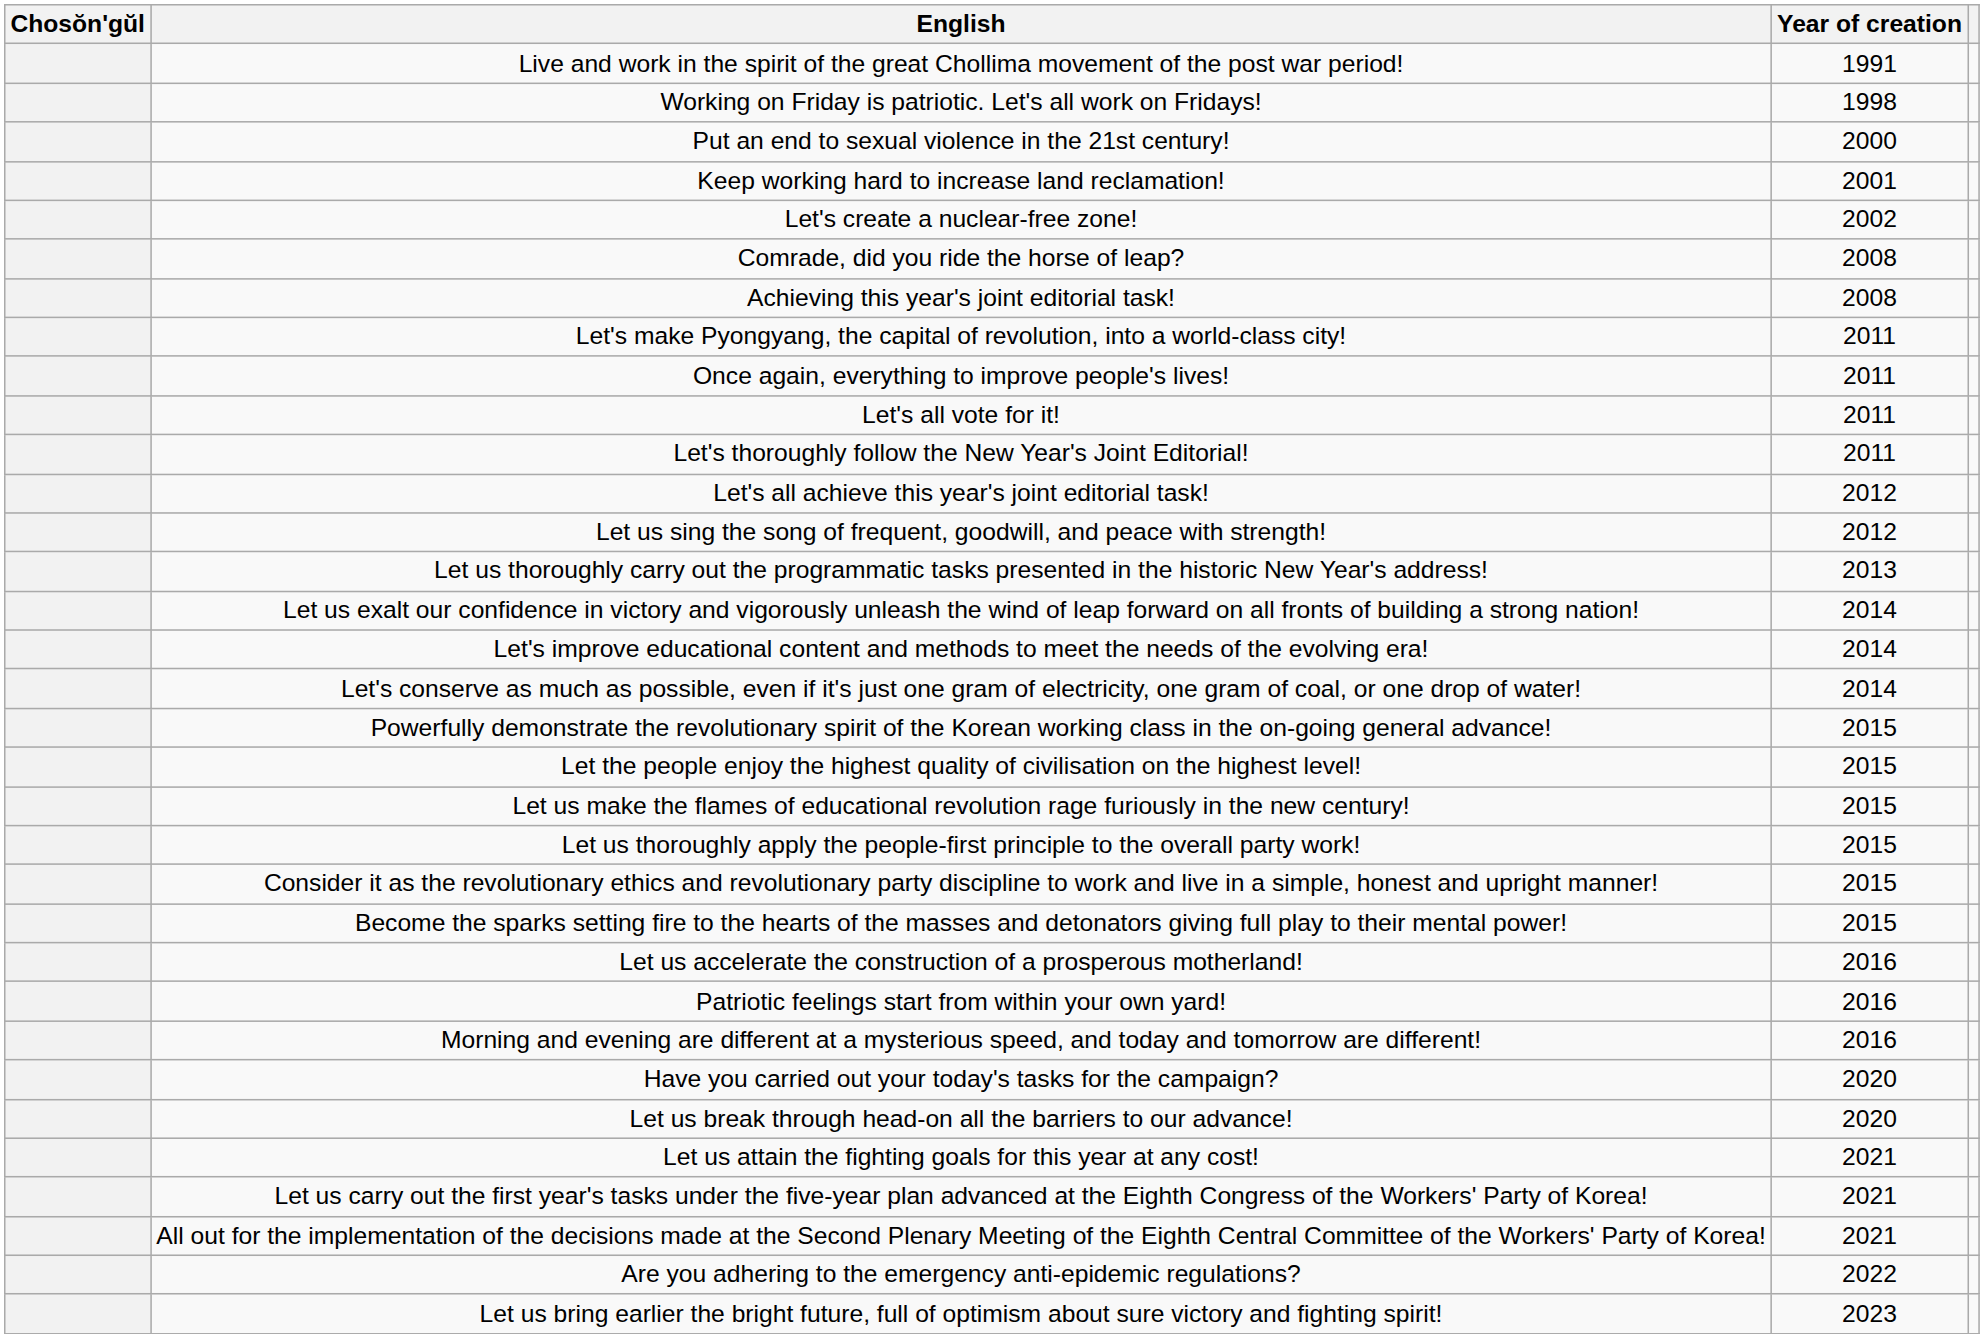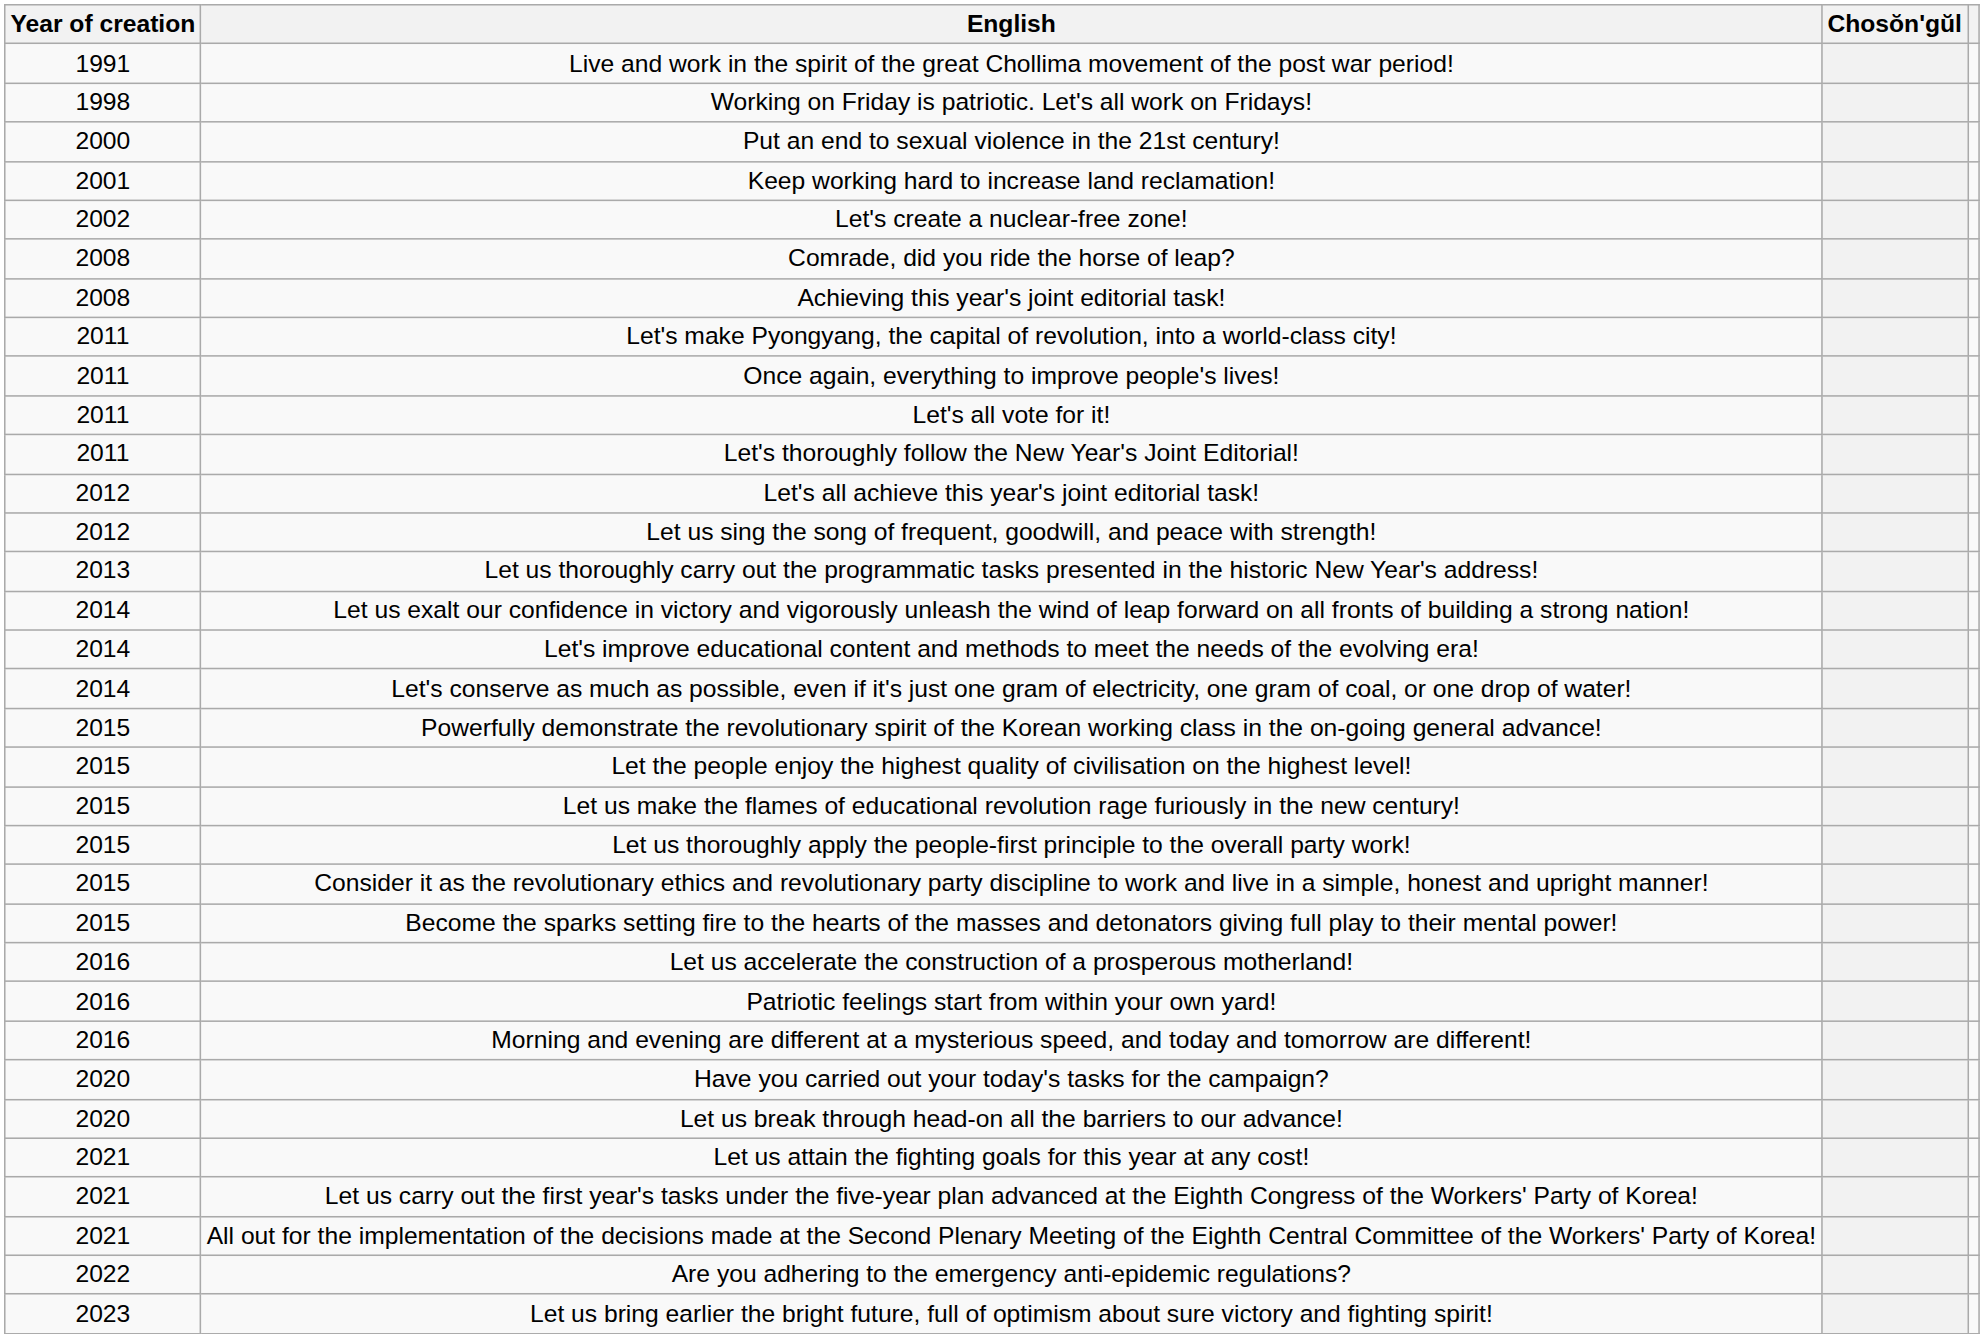columns swapped: (78, 24) <-> (1870, 24)
